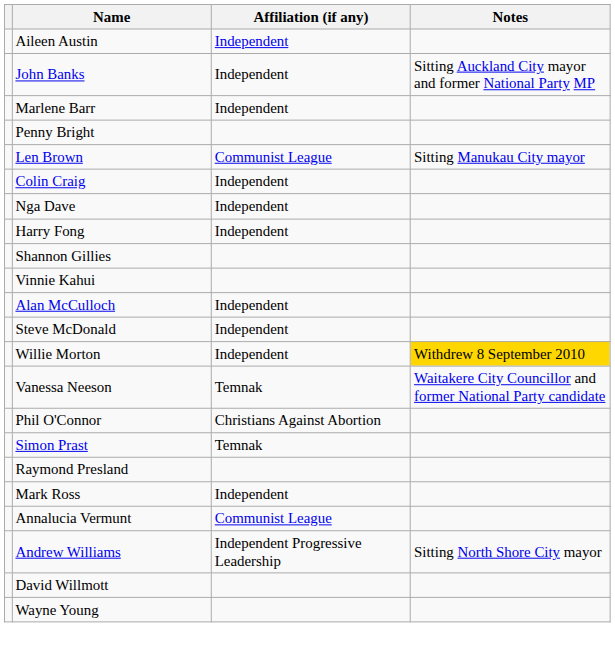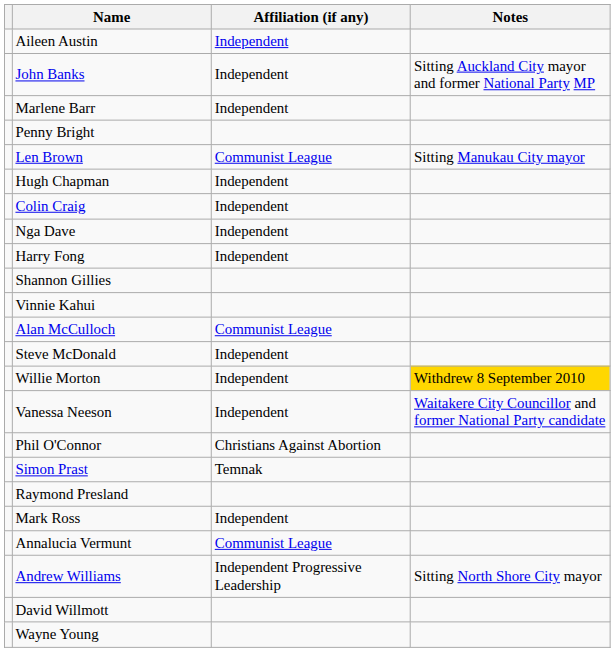+ row: (62, 181)
(252, 304) Independent -> (273, 329) Communist League
(239, 387) Temnak -> (252, 411) Independent
